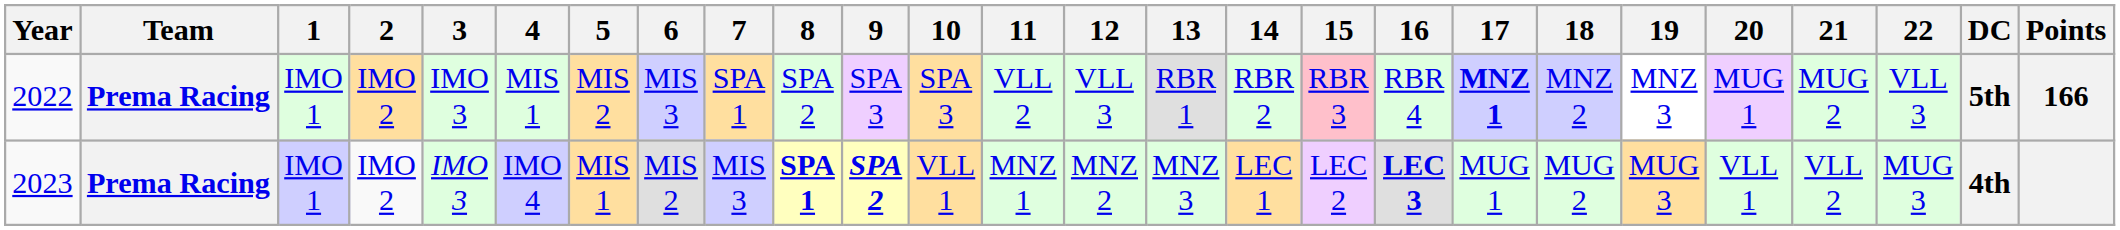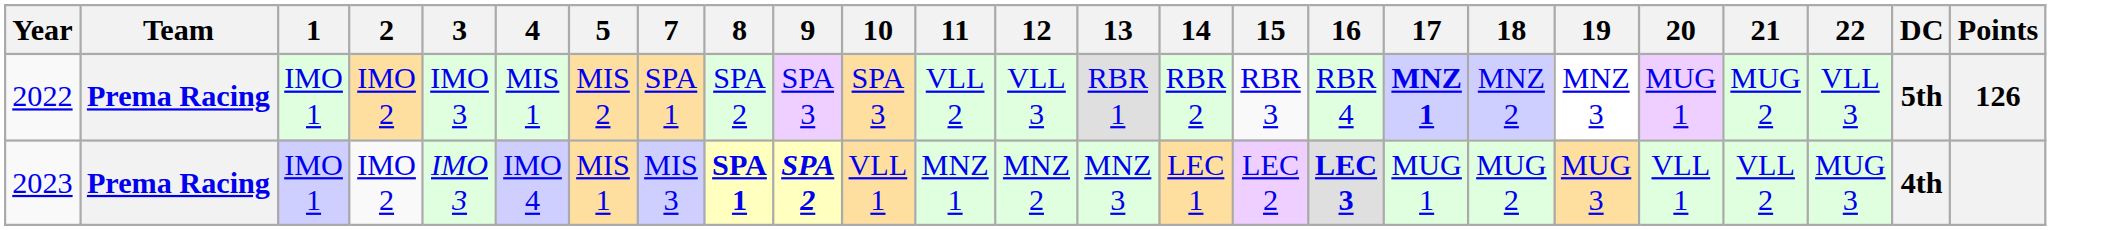- column: (671, 28)
(1339, 96) pink background -> (1271, 96) no background
(2066, 96) 166 -> (1998, 96) 126
